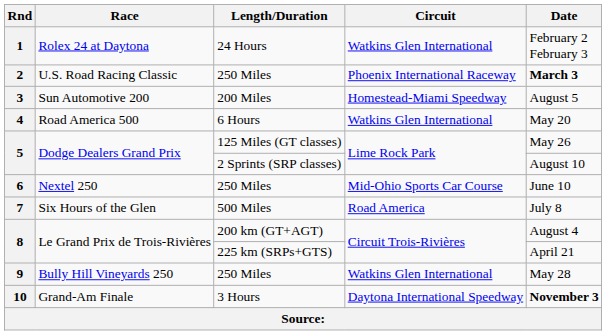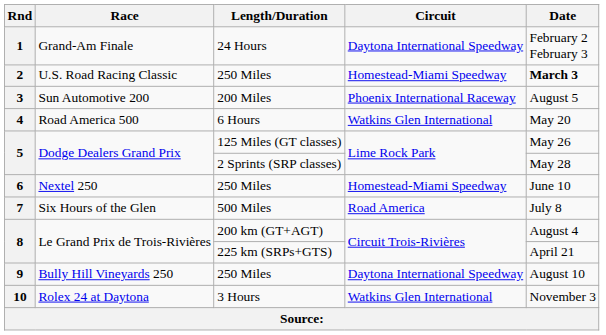(94, 45) Rolex 24 at Daytona -> (86, 45) Grand-Am Finale
(420, 45) Watkins Glen International -> (435, 45) Daytona International Speedway
(432, 75) Phoenix International Raceway -> (427, 75) Homestead-Miami Speedway
(427, 98) Homestead-Miami Speedway -> (432, 98) Phoenix International Raceway
(557, 164) August 10 -> (550, 164) May 28
(425, 186) Mid-Ohio Sports Car Course -> (427, 186) Homestead-Miami Speedway
(420, 274) Watkins Glen International -> (435, 274) Daytona International Speedway
(550, 274) May 28 -> (557, 274) August 10
(86, 296) Grand-Am Finale -> (94, 296) Rolex 24 at Daytona
(435, 296) Daytona International Speedway -> (420, 296) Watkins Glen International
(564, 296) bold -> (563, 296) normal
